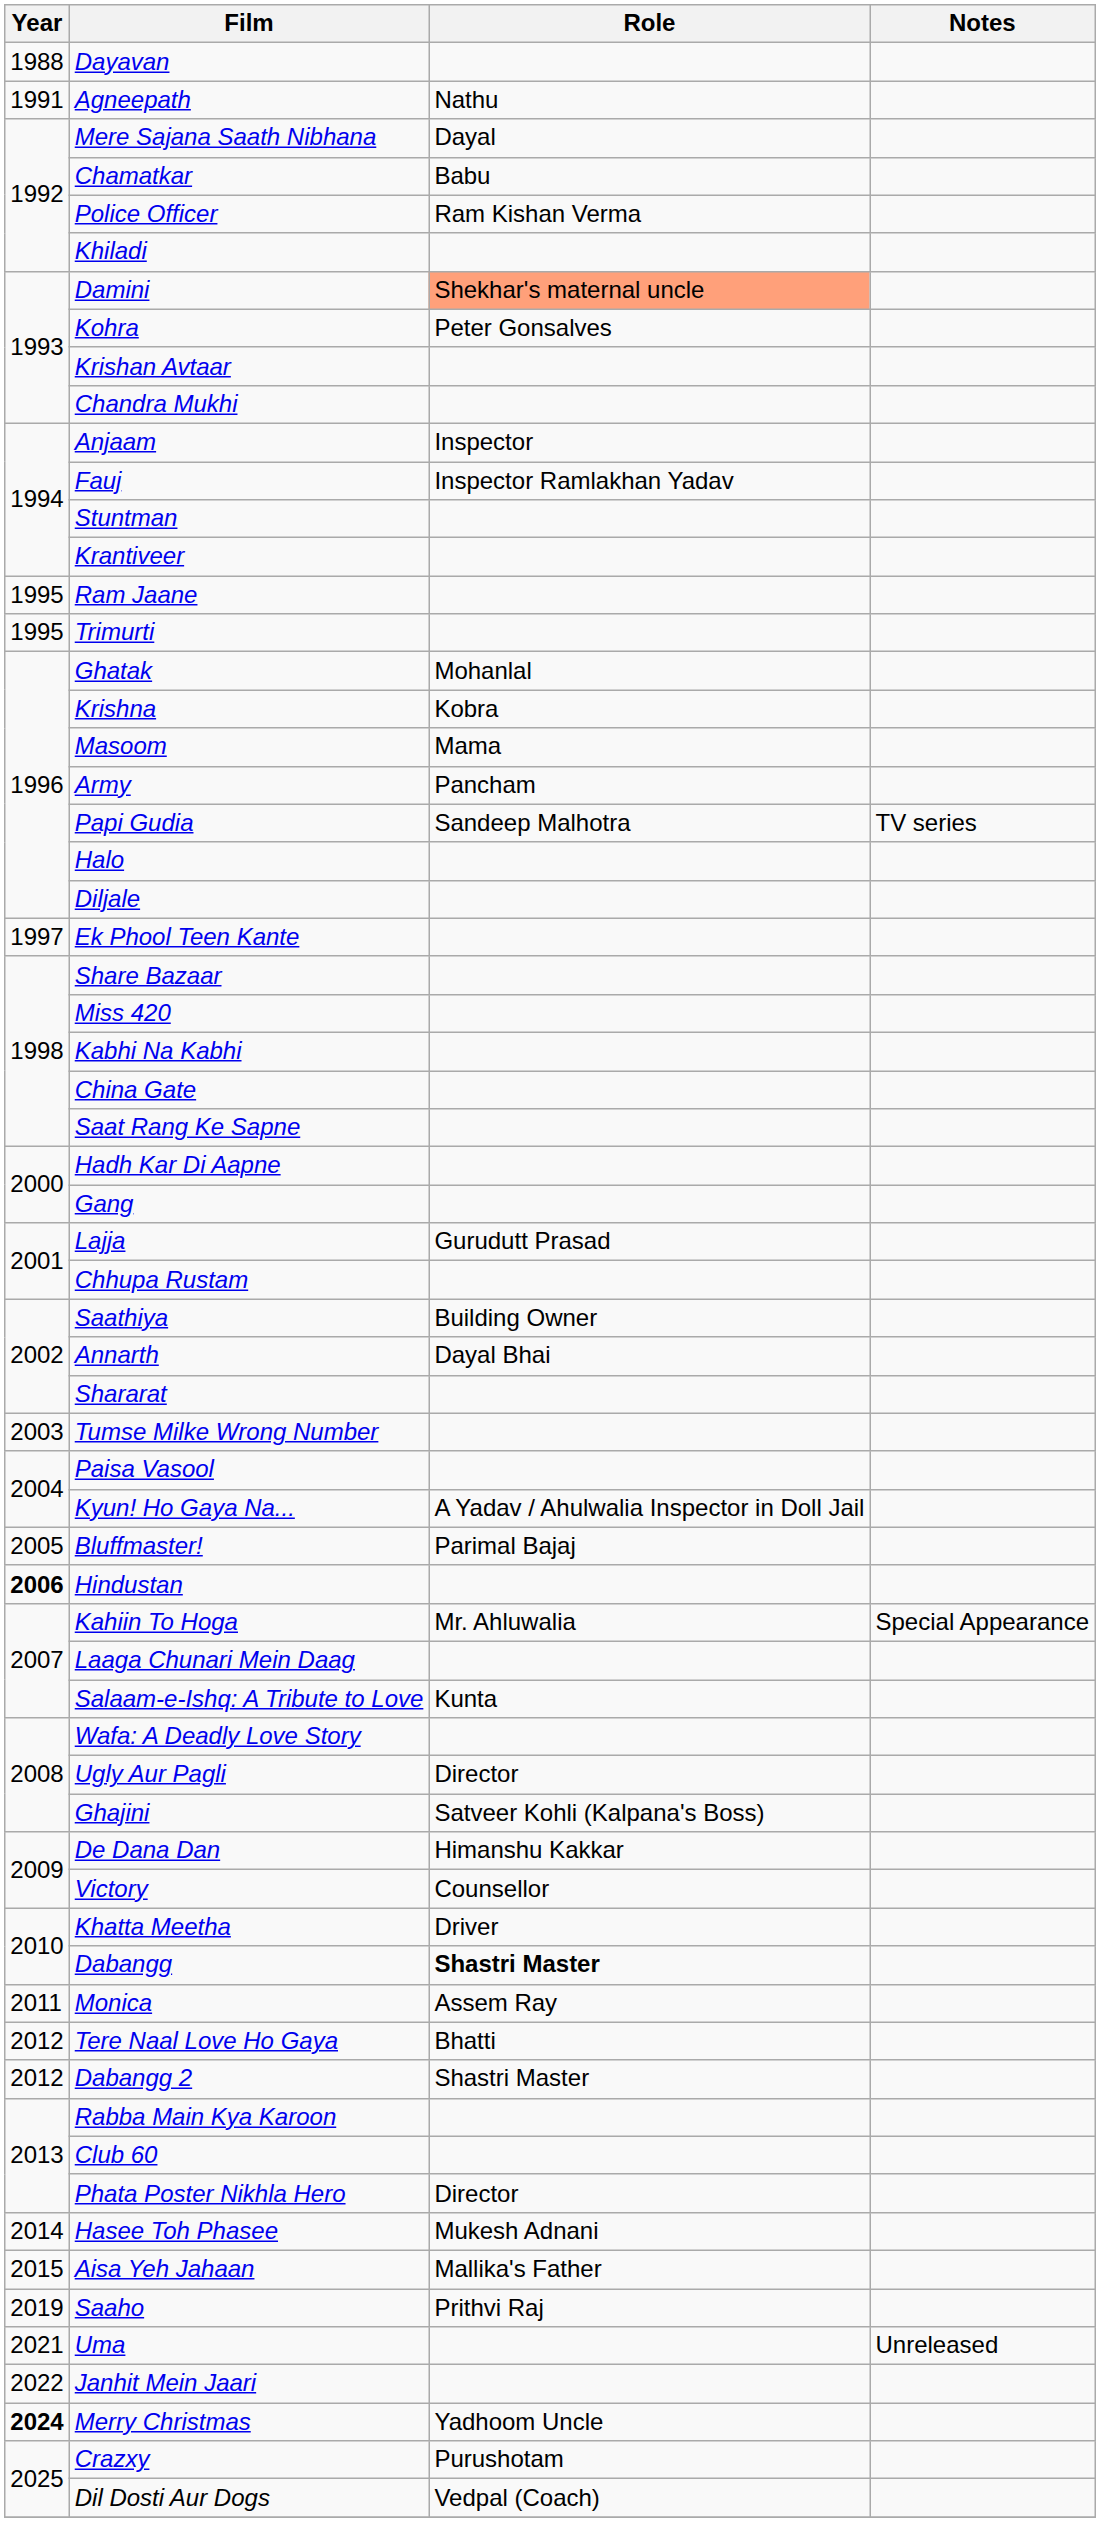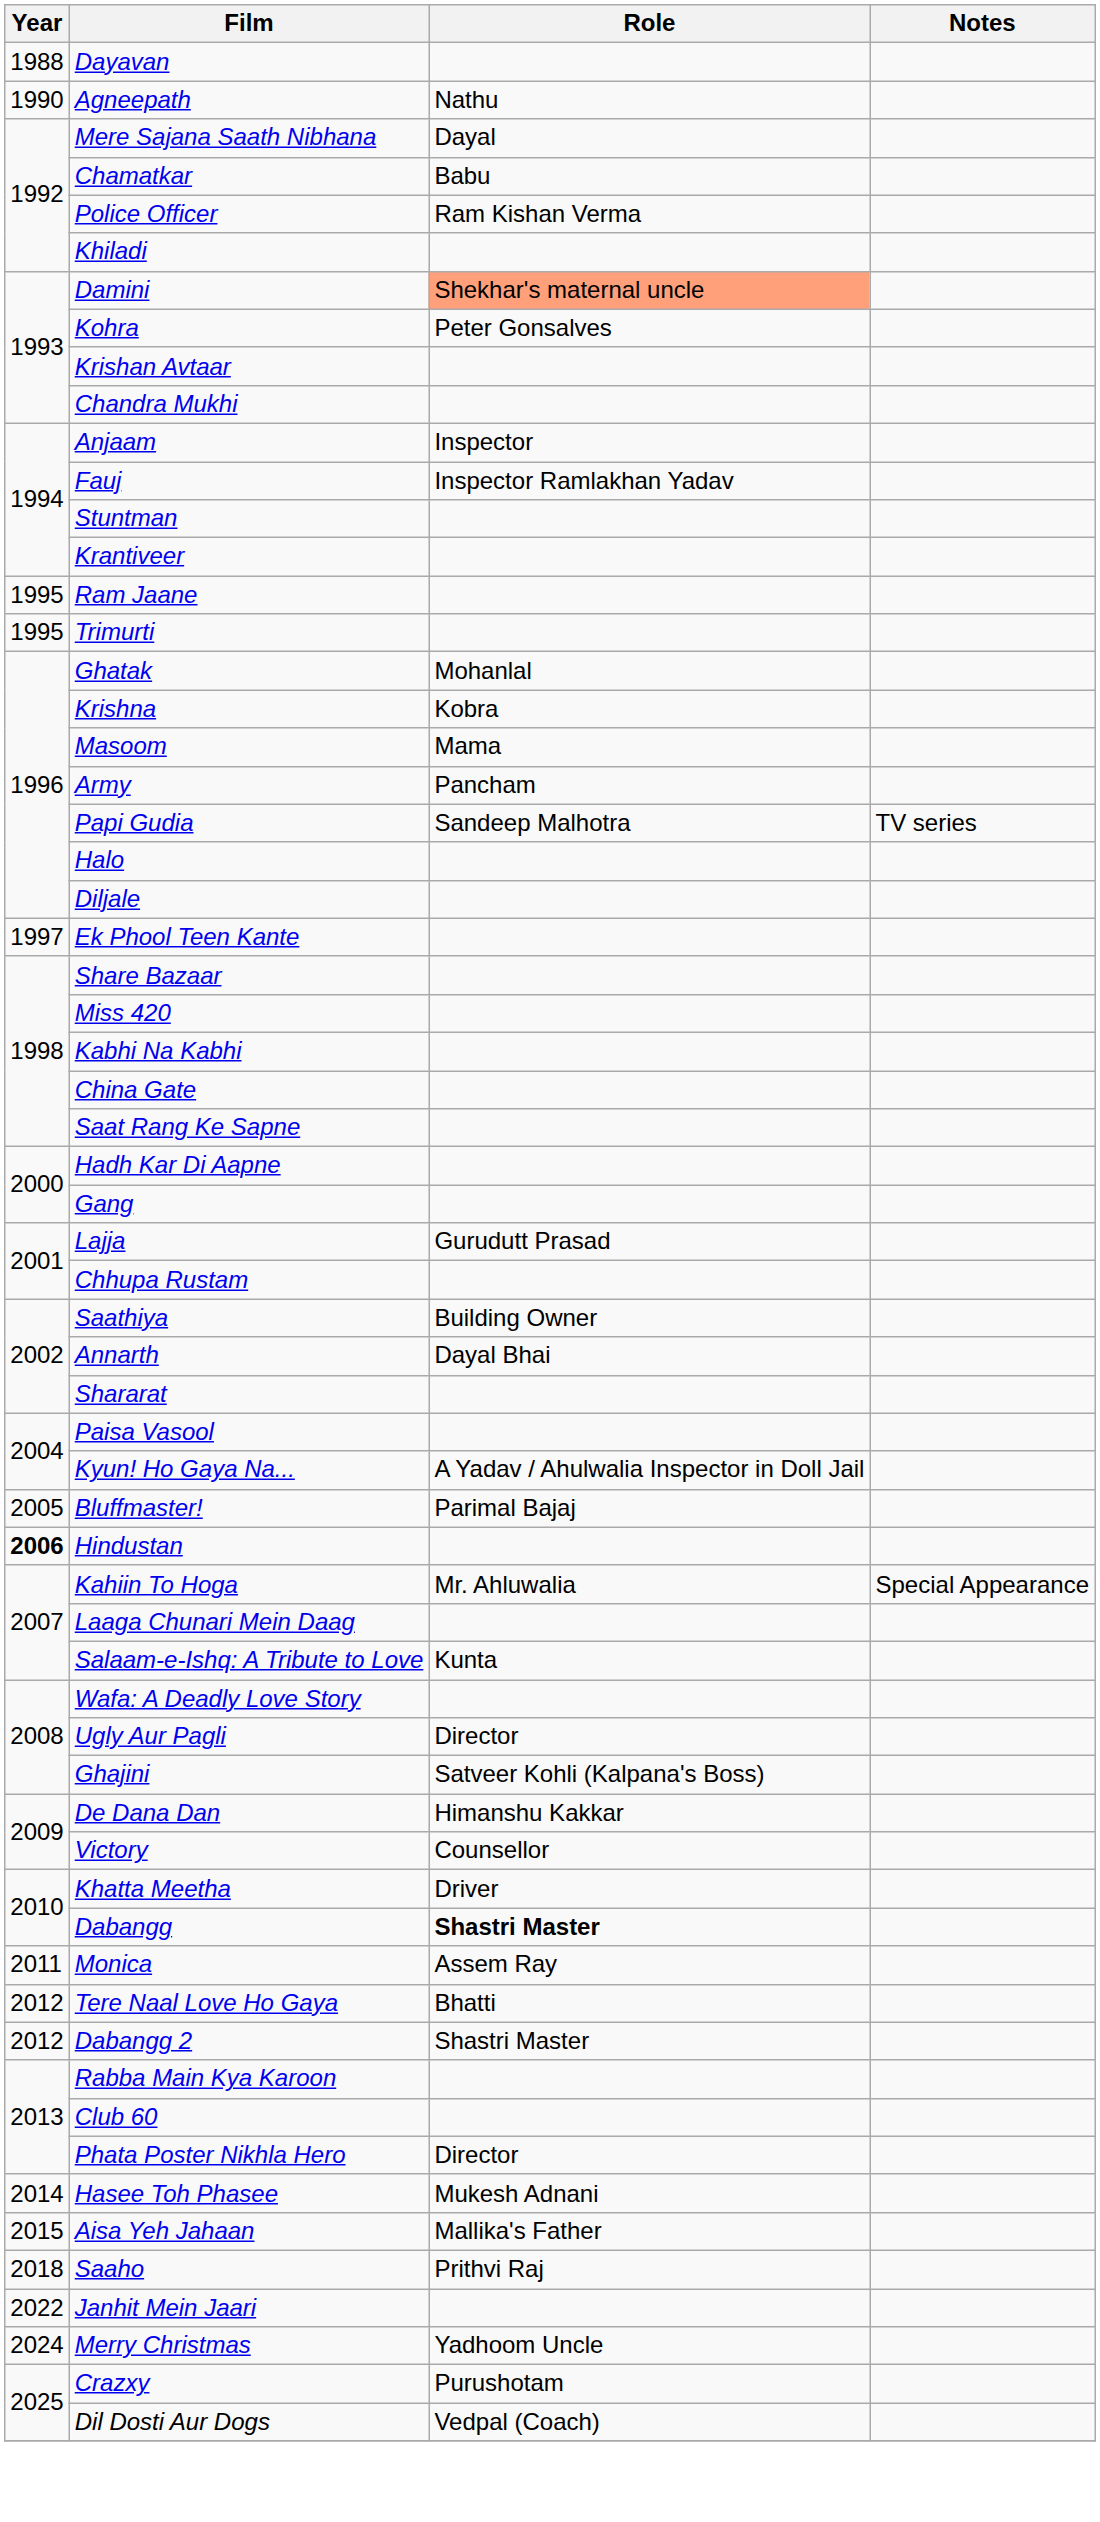(37, 99) 1991 -> (37, 99) 1990
- row: (227, 1431)
(37, 2307) 2019 -> (37, 2269) 2018
- row: (100, 2345)
(37, 2421) bold -> (37, 2345) normal
